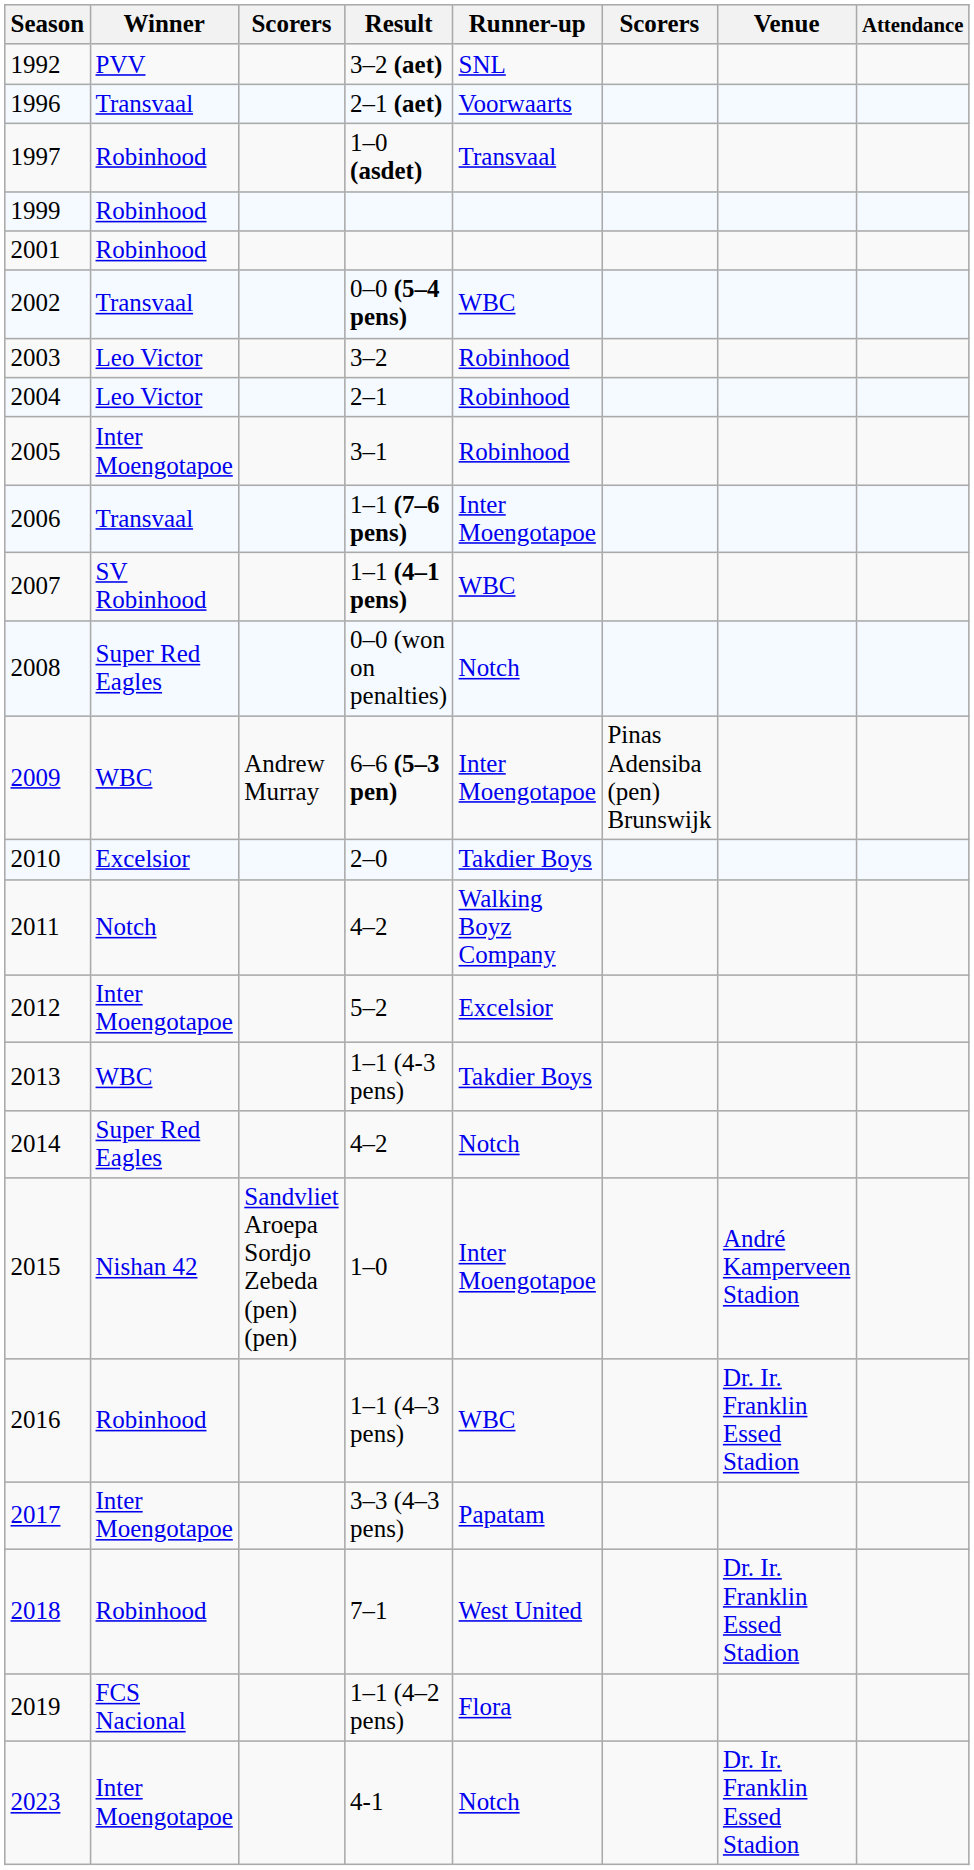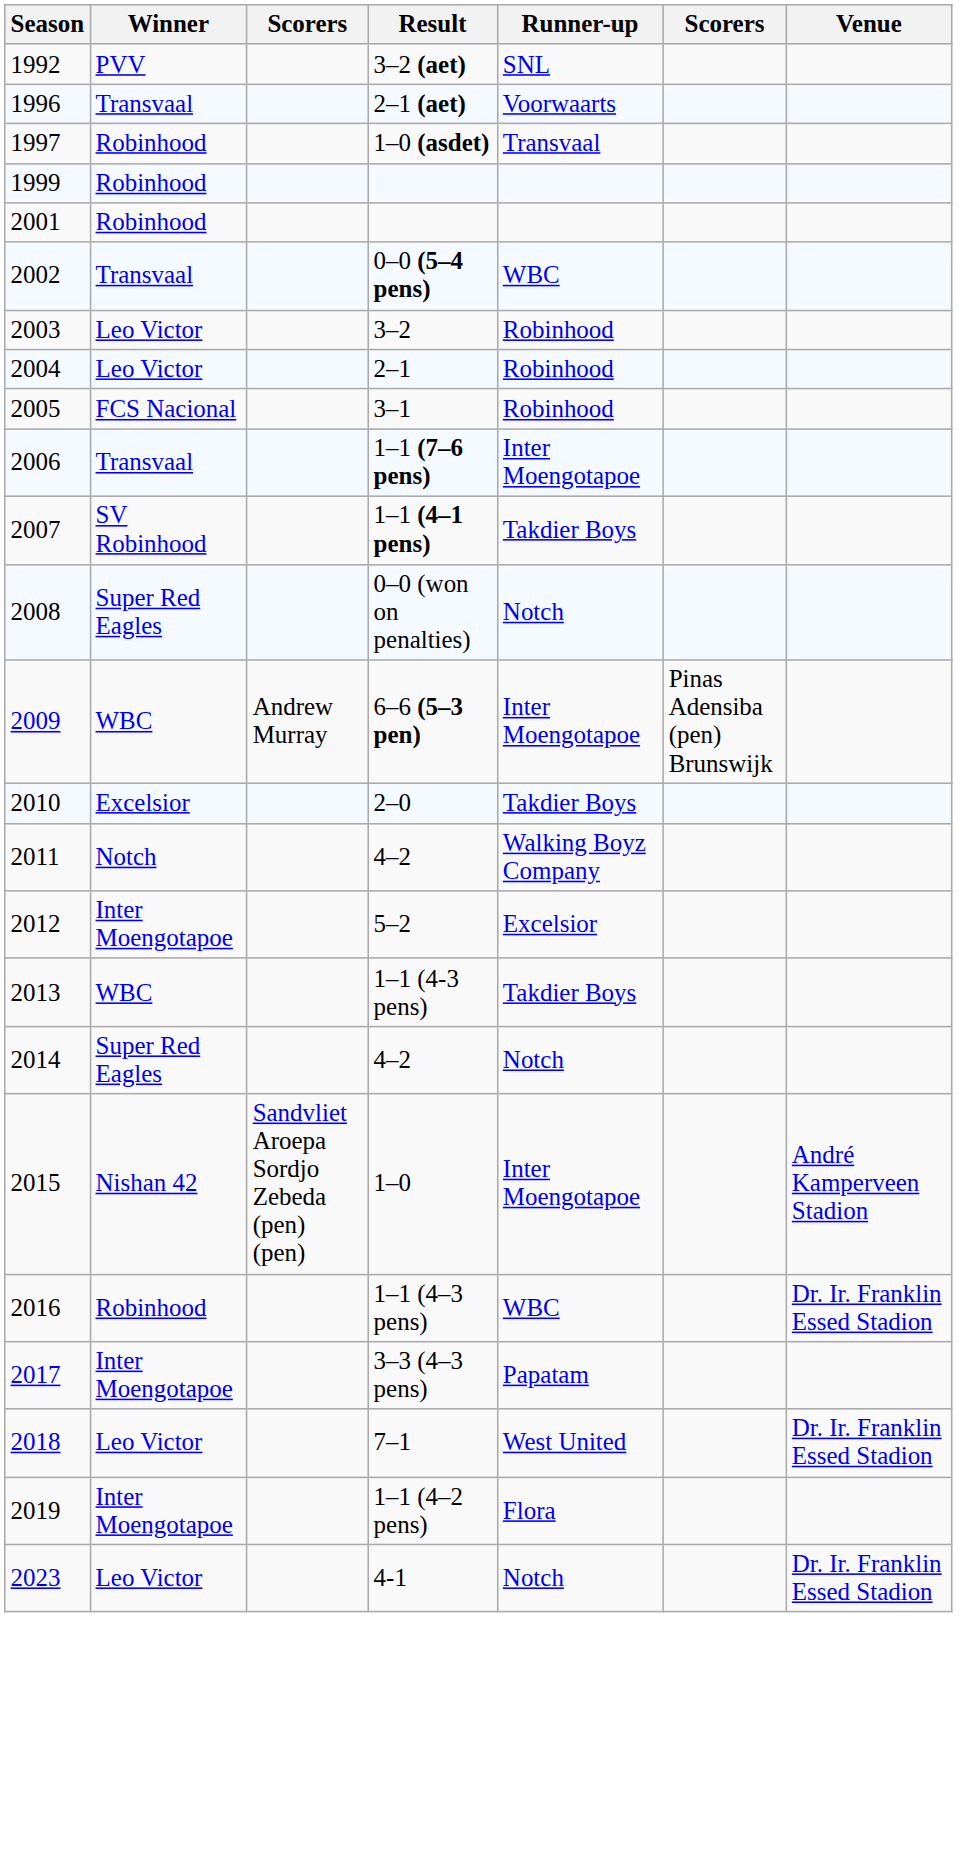- column: (913, 25)
(164, 450) Inter Moengotapoe -> (166, 408) FCS Nacional
(487, 586) WBC -> (570, 529) Takdier Boys
(151, 1611) Robinhood -> (149, 1442) Leo Victor
(141, 1706) FCS Nacional -> (164, 1510) Inter Moengotapoe
(164, 1802) Inter Moengotapoe -> (149, 1578) Leo Victor
